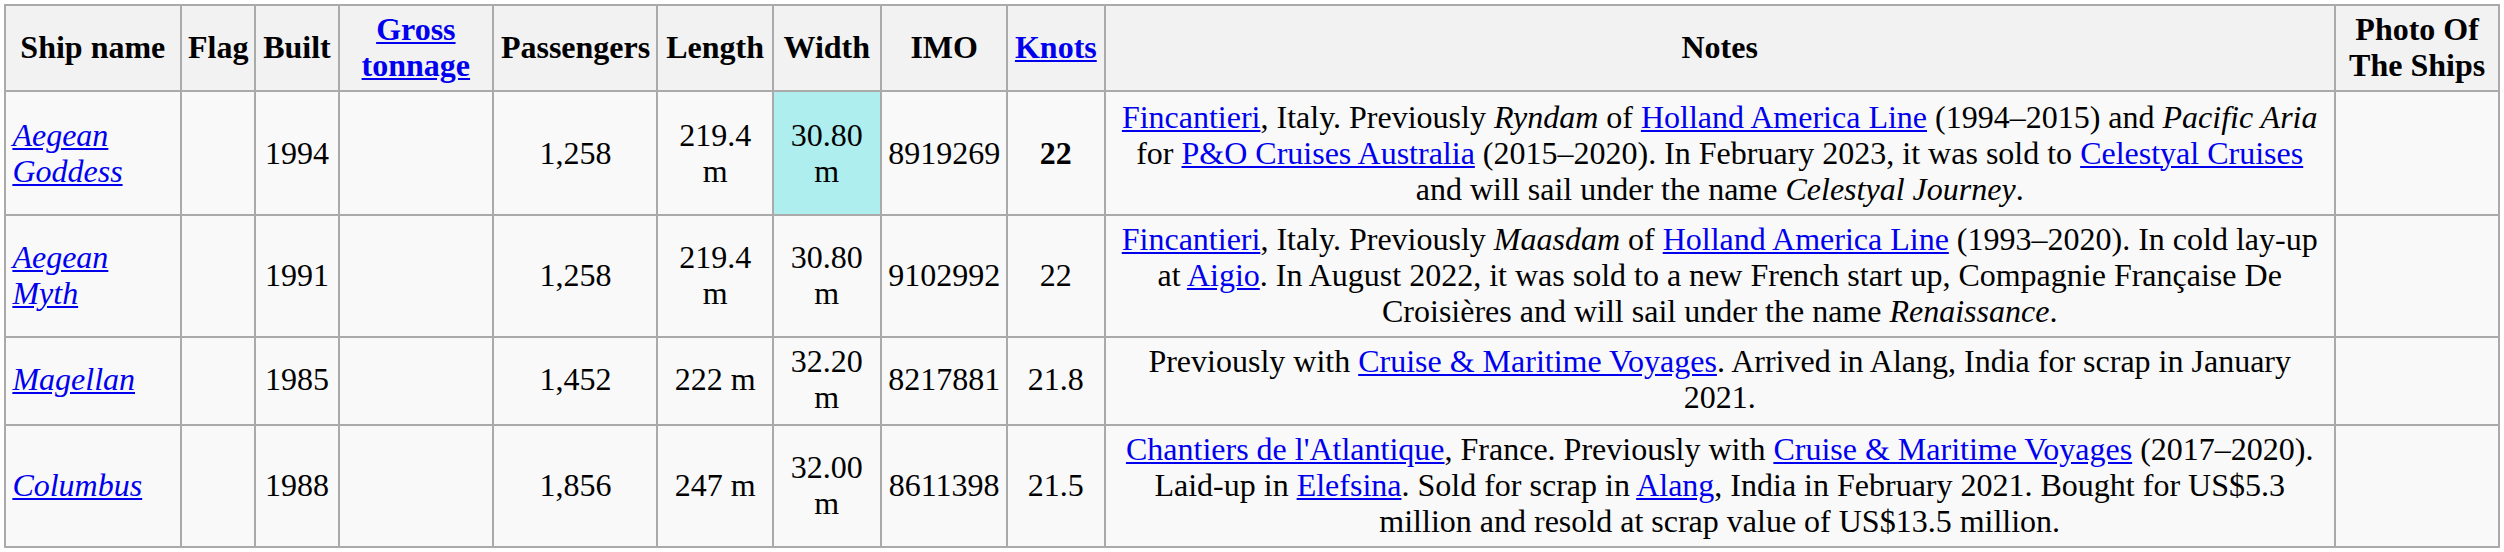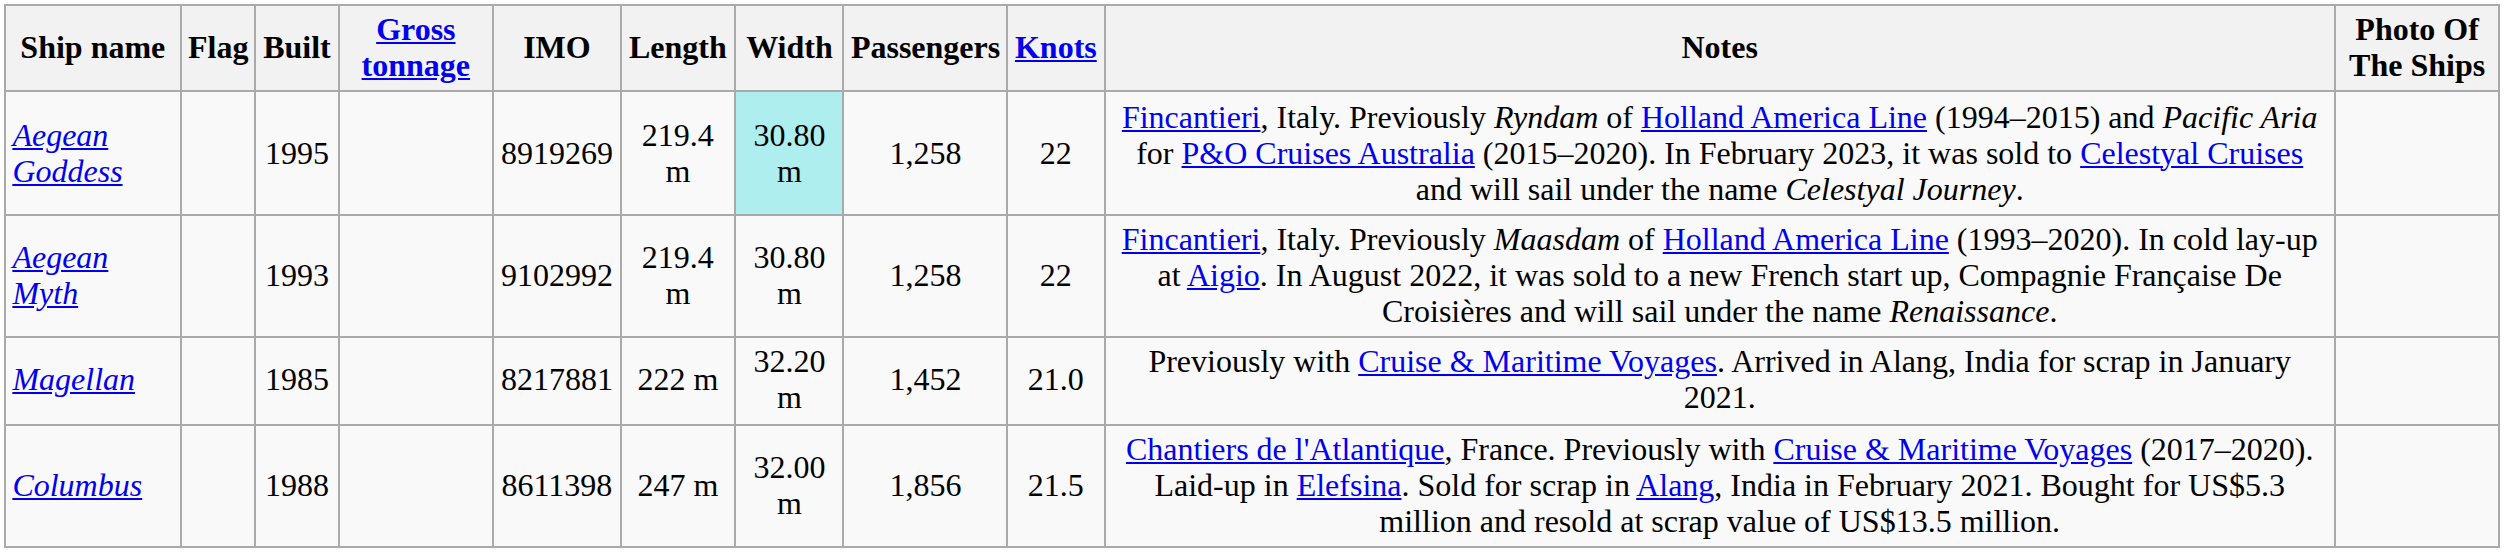columns swapped: (944, 47) <-> (576, 47)
(297, 152) 1994 -> (297, 152) 1995
(1056, 152) bold -> (1056, 152) normal
(297, 275) 1991 -> (297, 275) 1993
(1056, 380) 21.8 -> (1056, 380) 21.0
